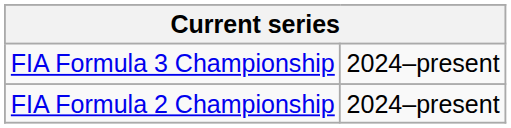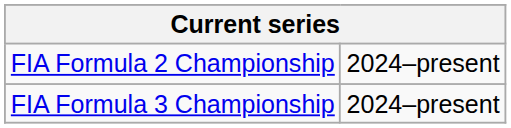rows swapped: (173, 103) <-> (173, 64)
